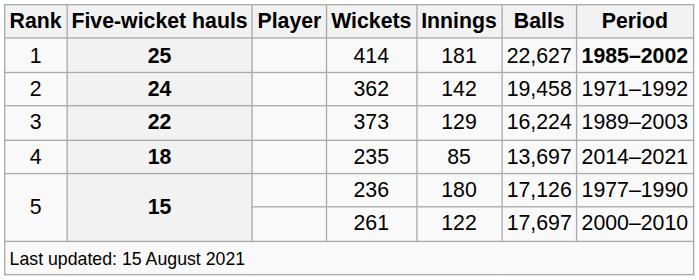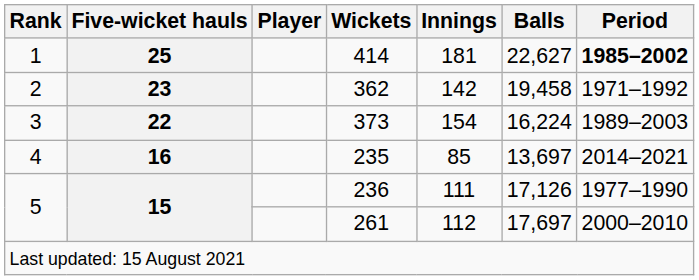(160, 88) 24 -> (160, 88) 23
(459, 122) 129 -> (459, 122) 154
(160, 156) 18 -> (160, 156) 16
(459, 190) 180 -> (459, 190) 111
(459, 223) 122 -> (459, 223) 112
